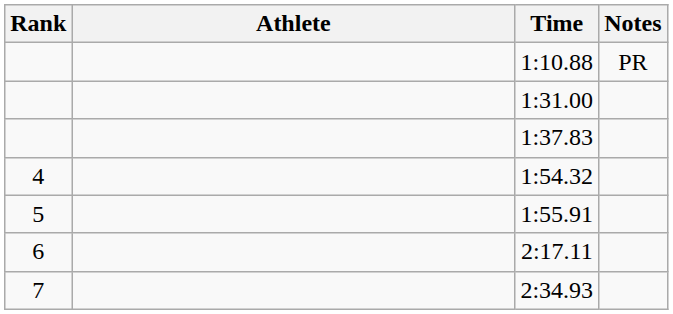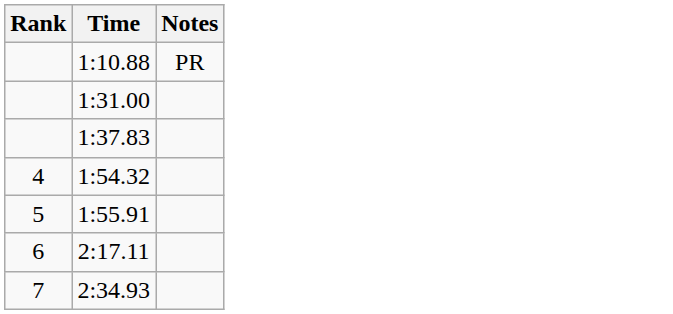- column: (293, 23)
